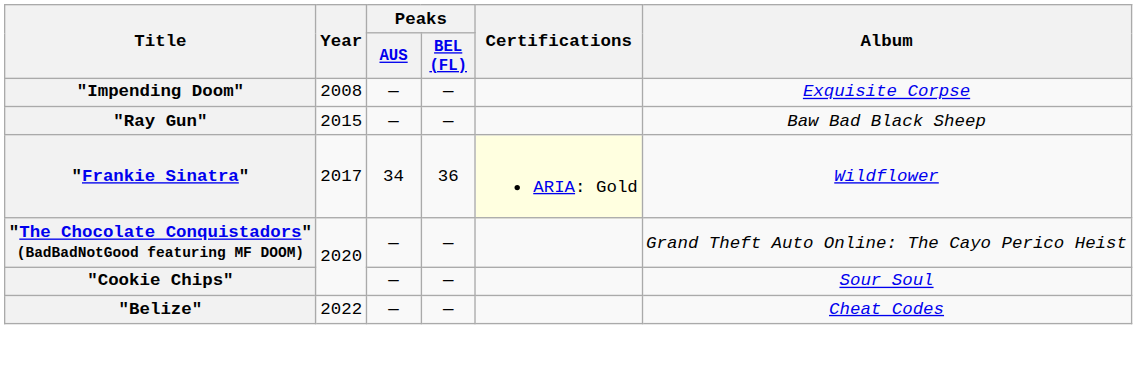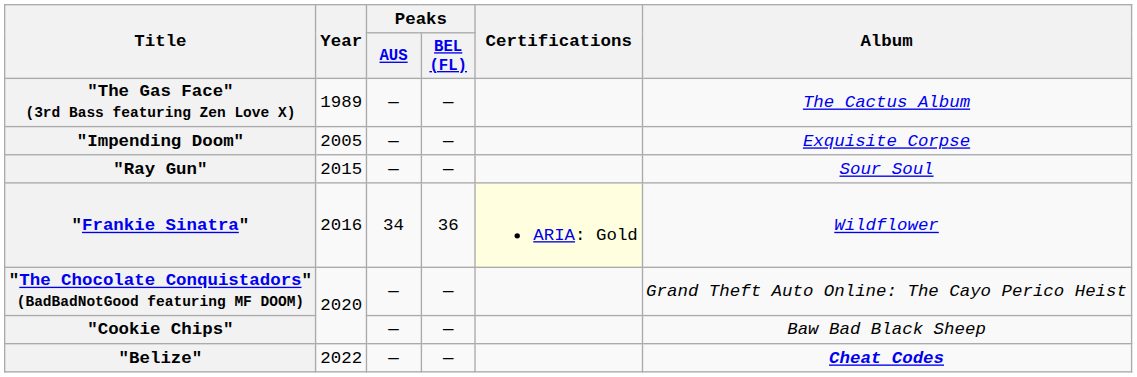+ row: (160, 102)
(341, 92) 2008 -> (341, 141) 2005
(887, 121) Baw Bad Black Sheep -> (887, 169) Sour Soul
(341, 177) 2017 -> (341, 225) 2016
(887, 281) Sour Soul -> (887, 329) Baw Bad Black Sheep
(887, 309) normal -> (887, 358) bold
